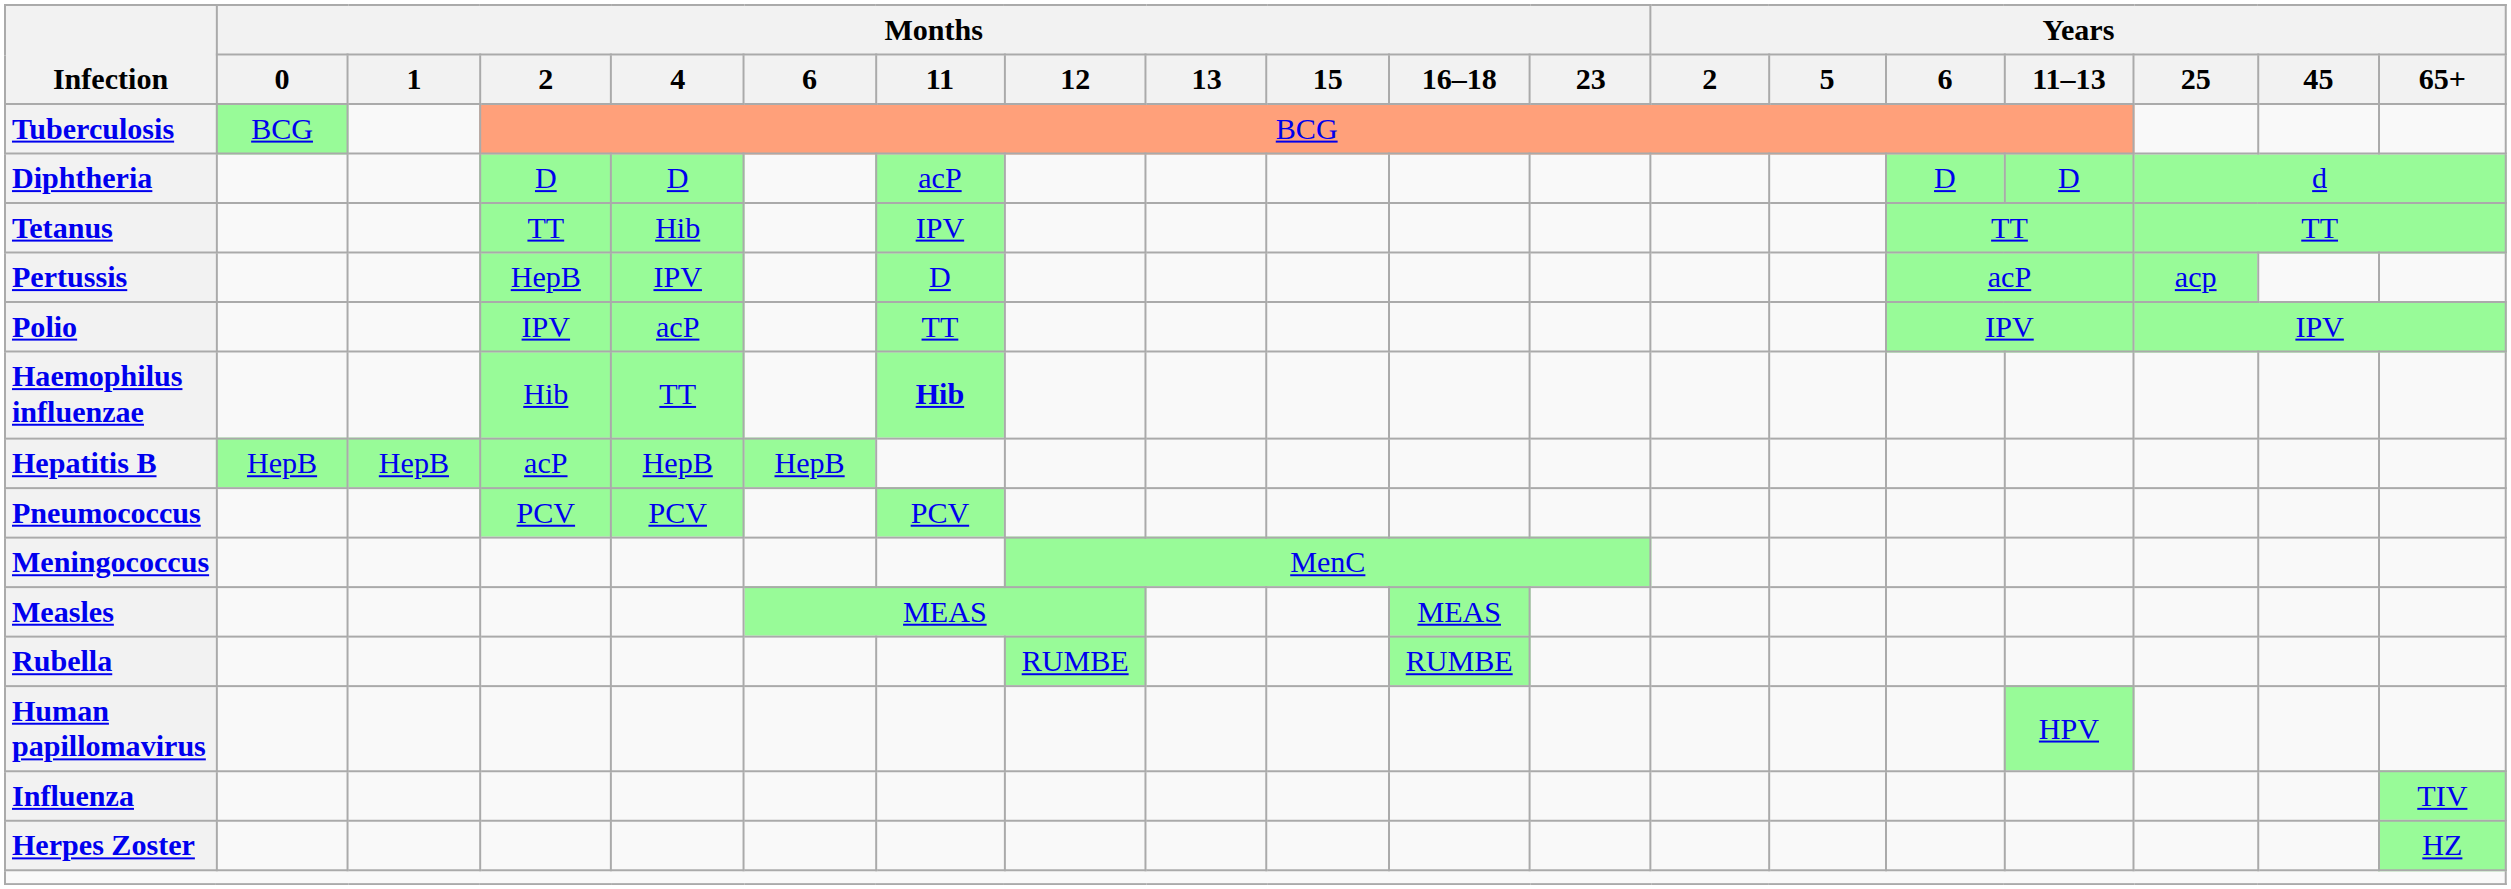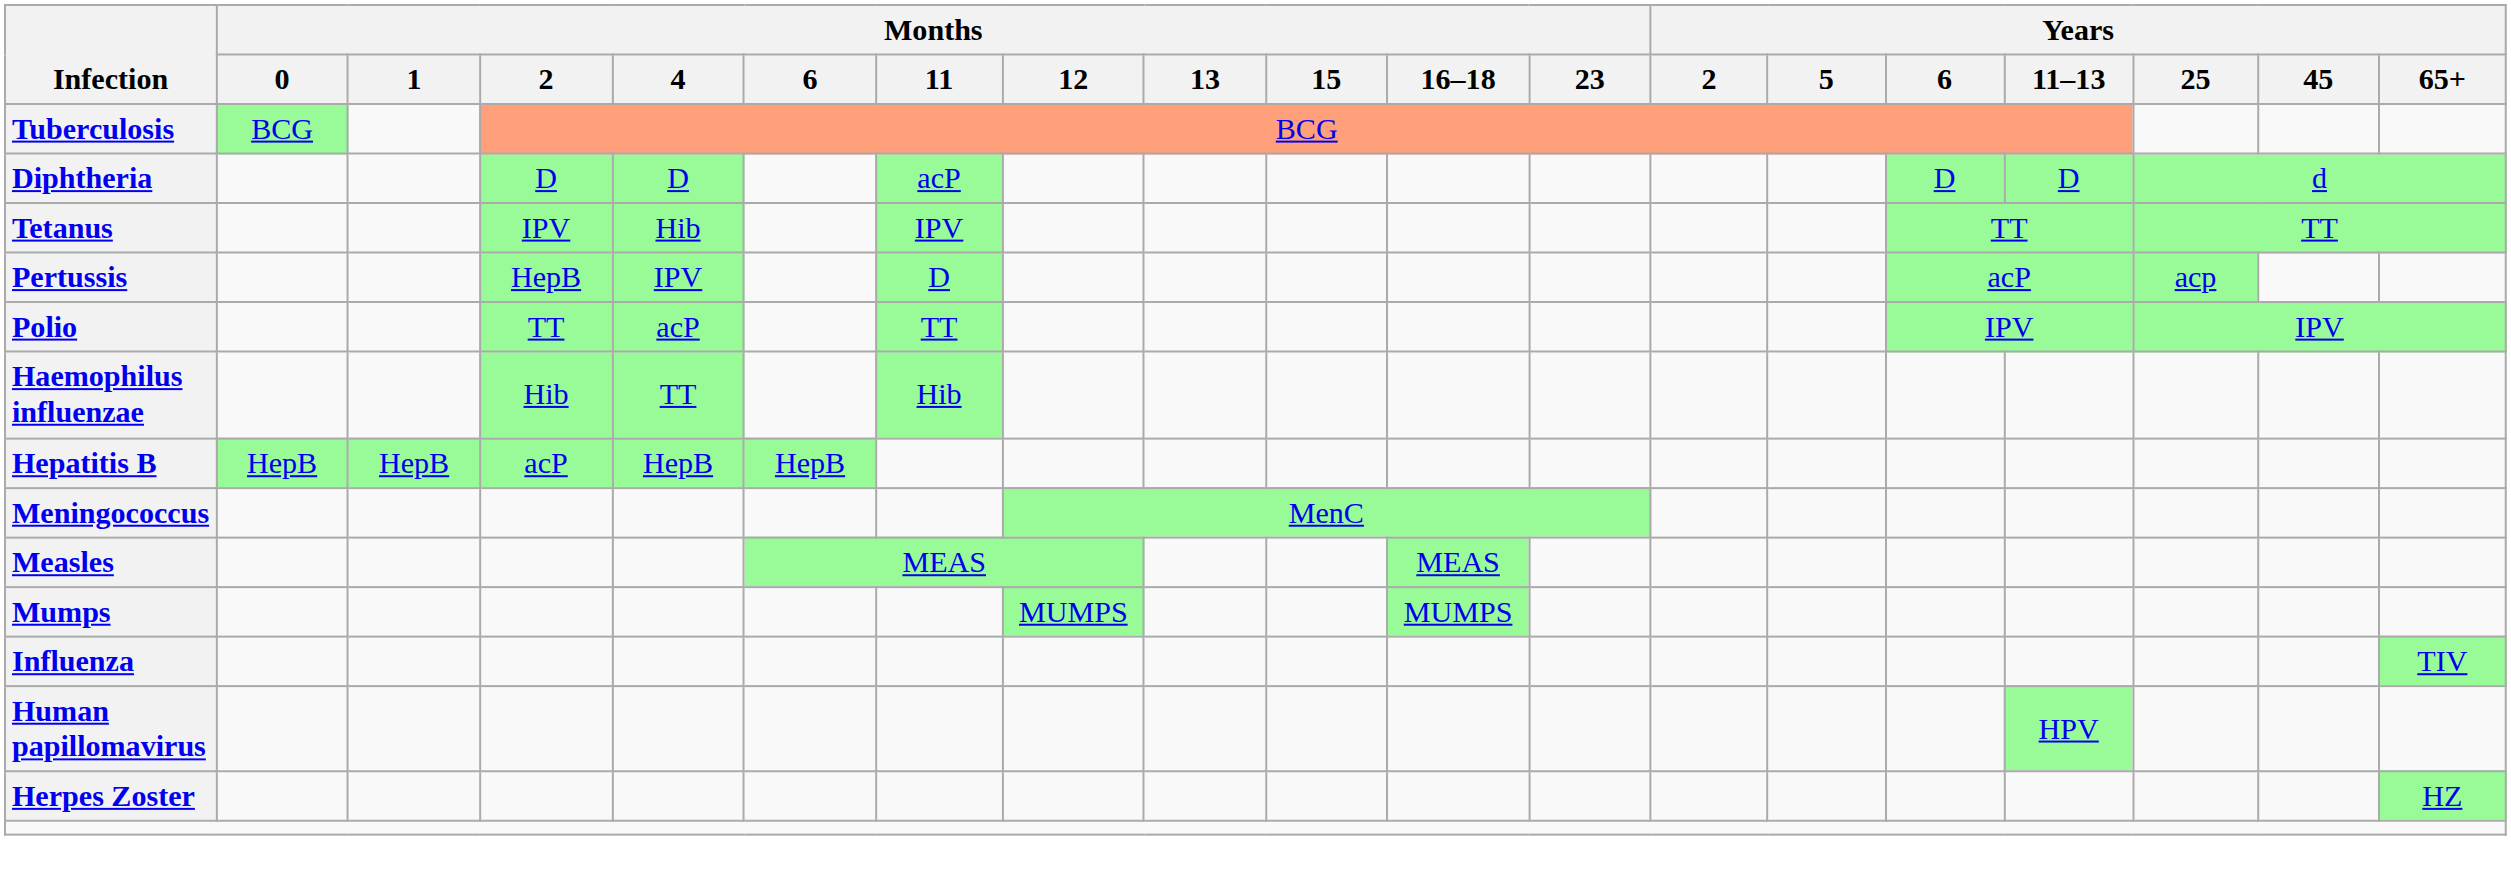(546, 227) TT -> (546, 227) IPV
(546, 327) IPV -> (546, 327) TT
(940, 394) bold -> (939, 394) normal
- row: (106, 511)
+ row: (61, 610)
- row: (62, 660)
rows swapped: (109, 727) <-> (73, 795)
